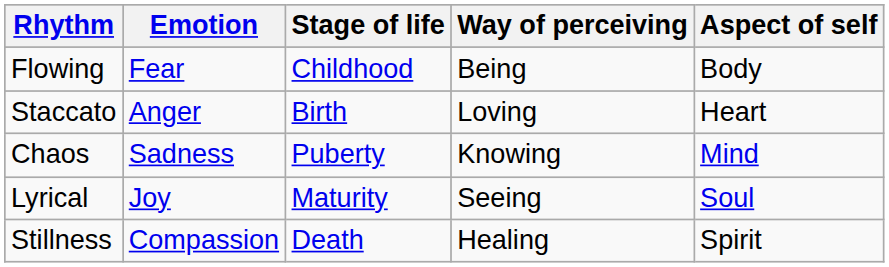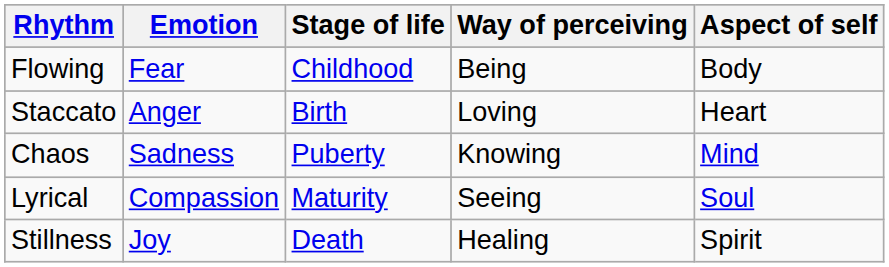(150, 197) Joy -> (204, 197) Compassion
(204, 240) Compassion -> (150, 240) Joy
